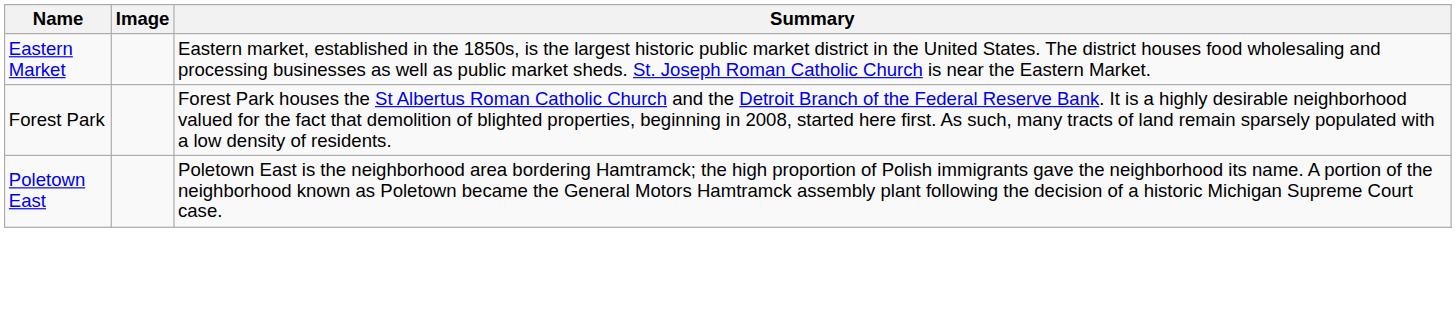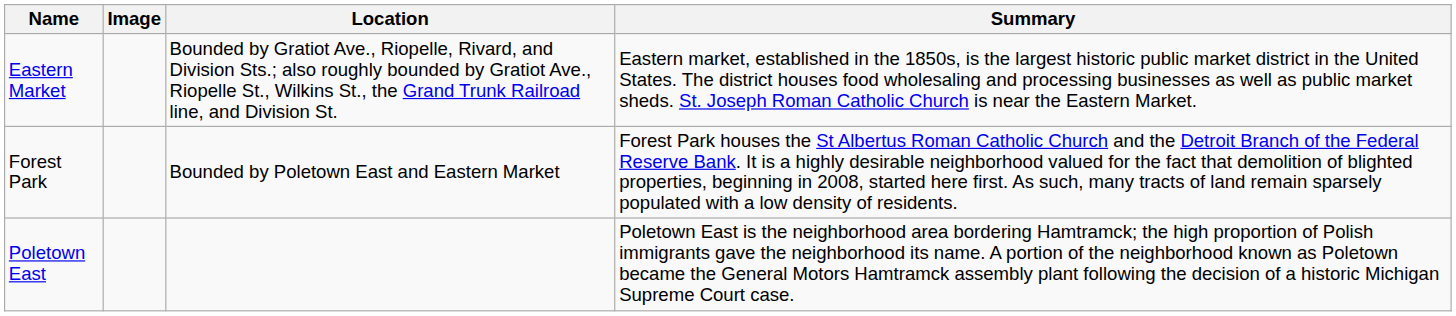+ column: (390, 19)
